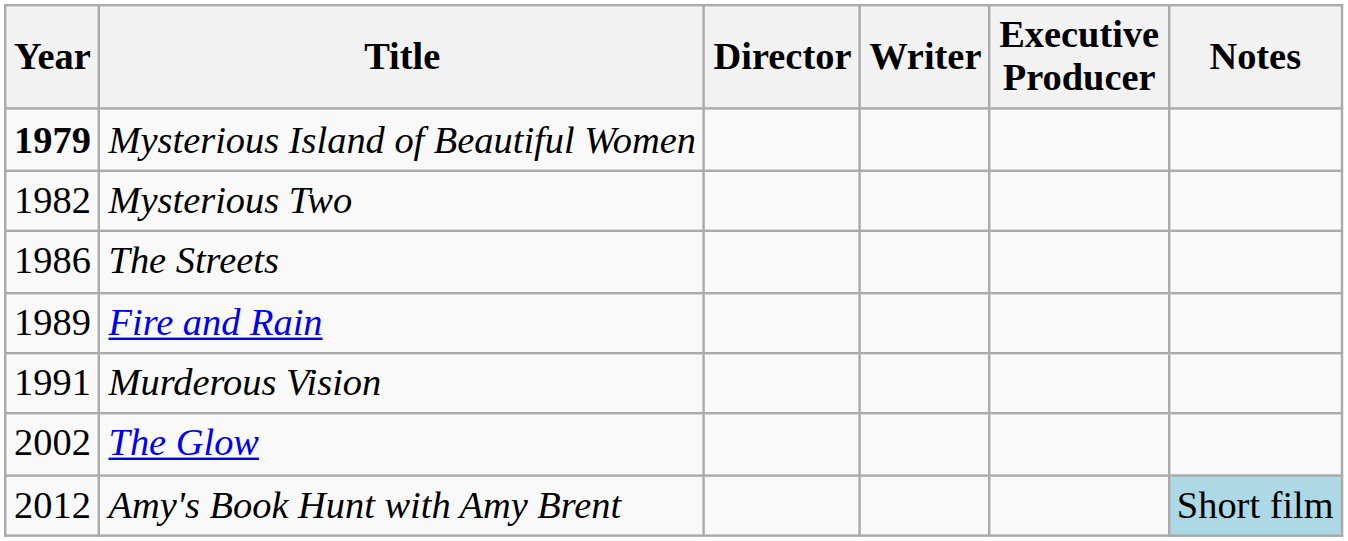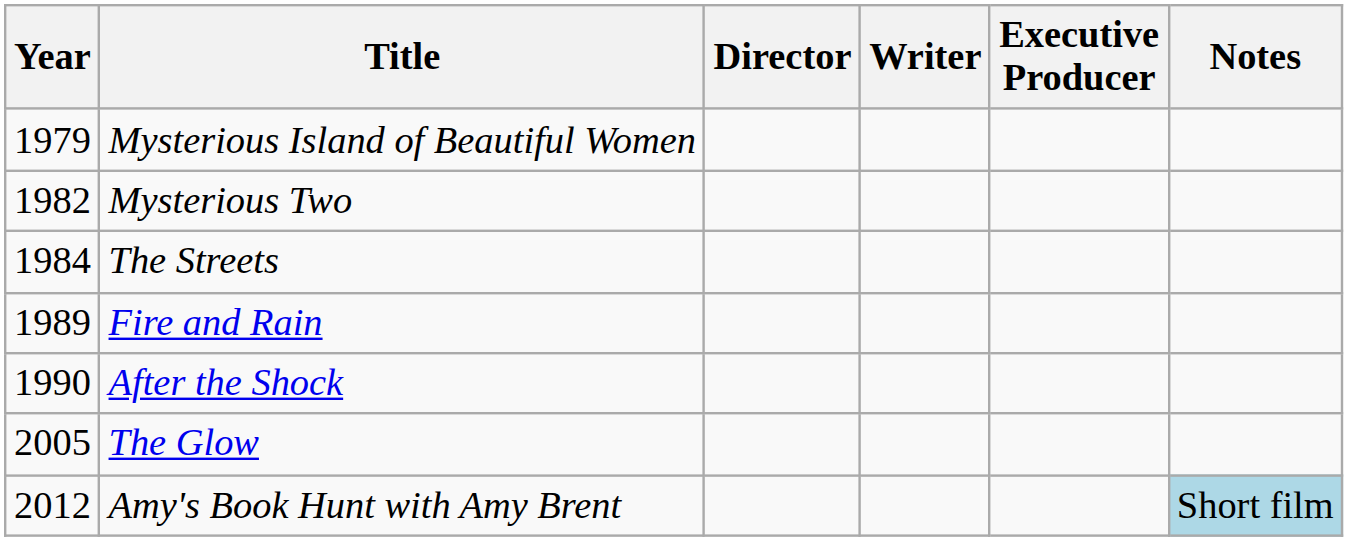(52, 139) bold -> (52, 139) normal
(52, 260) 1986 -> (52, 260) 1984
+ row: (226, 382)
- row: (245, 382)
(52, 443) 2002 -> (52, 443) 2005
